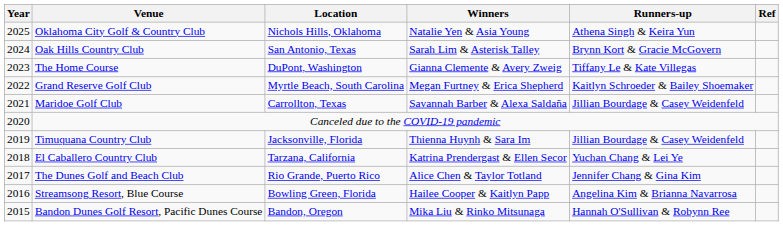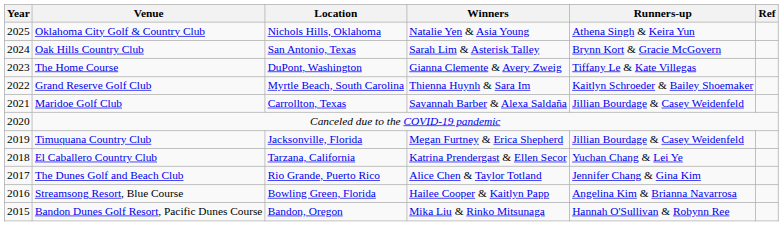(486, 85) Megan Furtney & Erica Shepherd -> (470, 85) Thienna Huynh & Sara Im
(470, 139) Thienna Huynh & Sara Im -> (486, 139) Megan Furtney & Erica Shepherd
